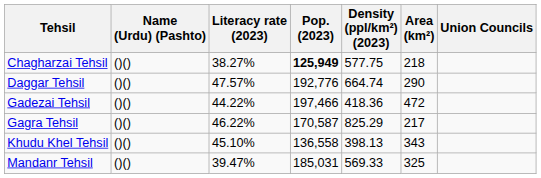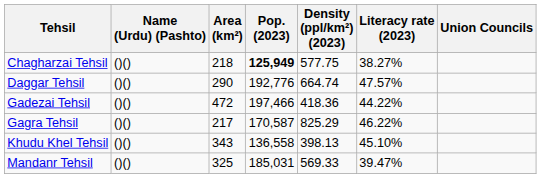columns swapped: (419, 28) <-> (249, 28)
